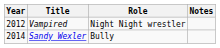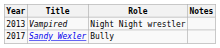(16, 24) 2012 -> (16, 24) 2013
(16, 37) 2014 -> (16, 37) 2017
